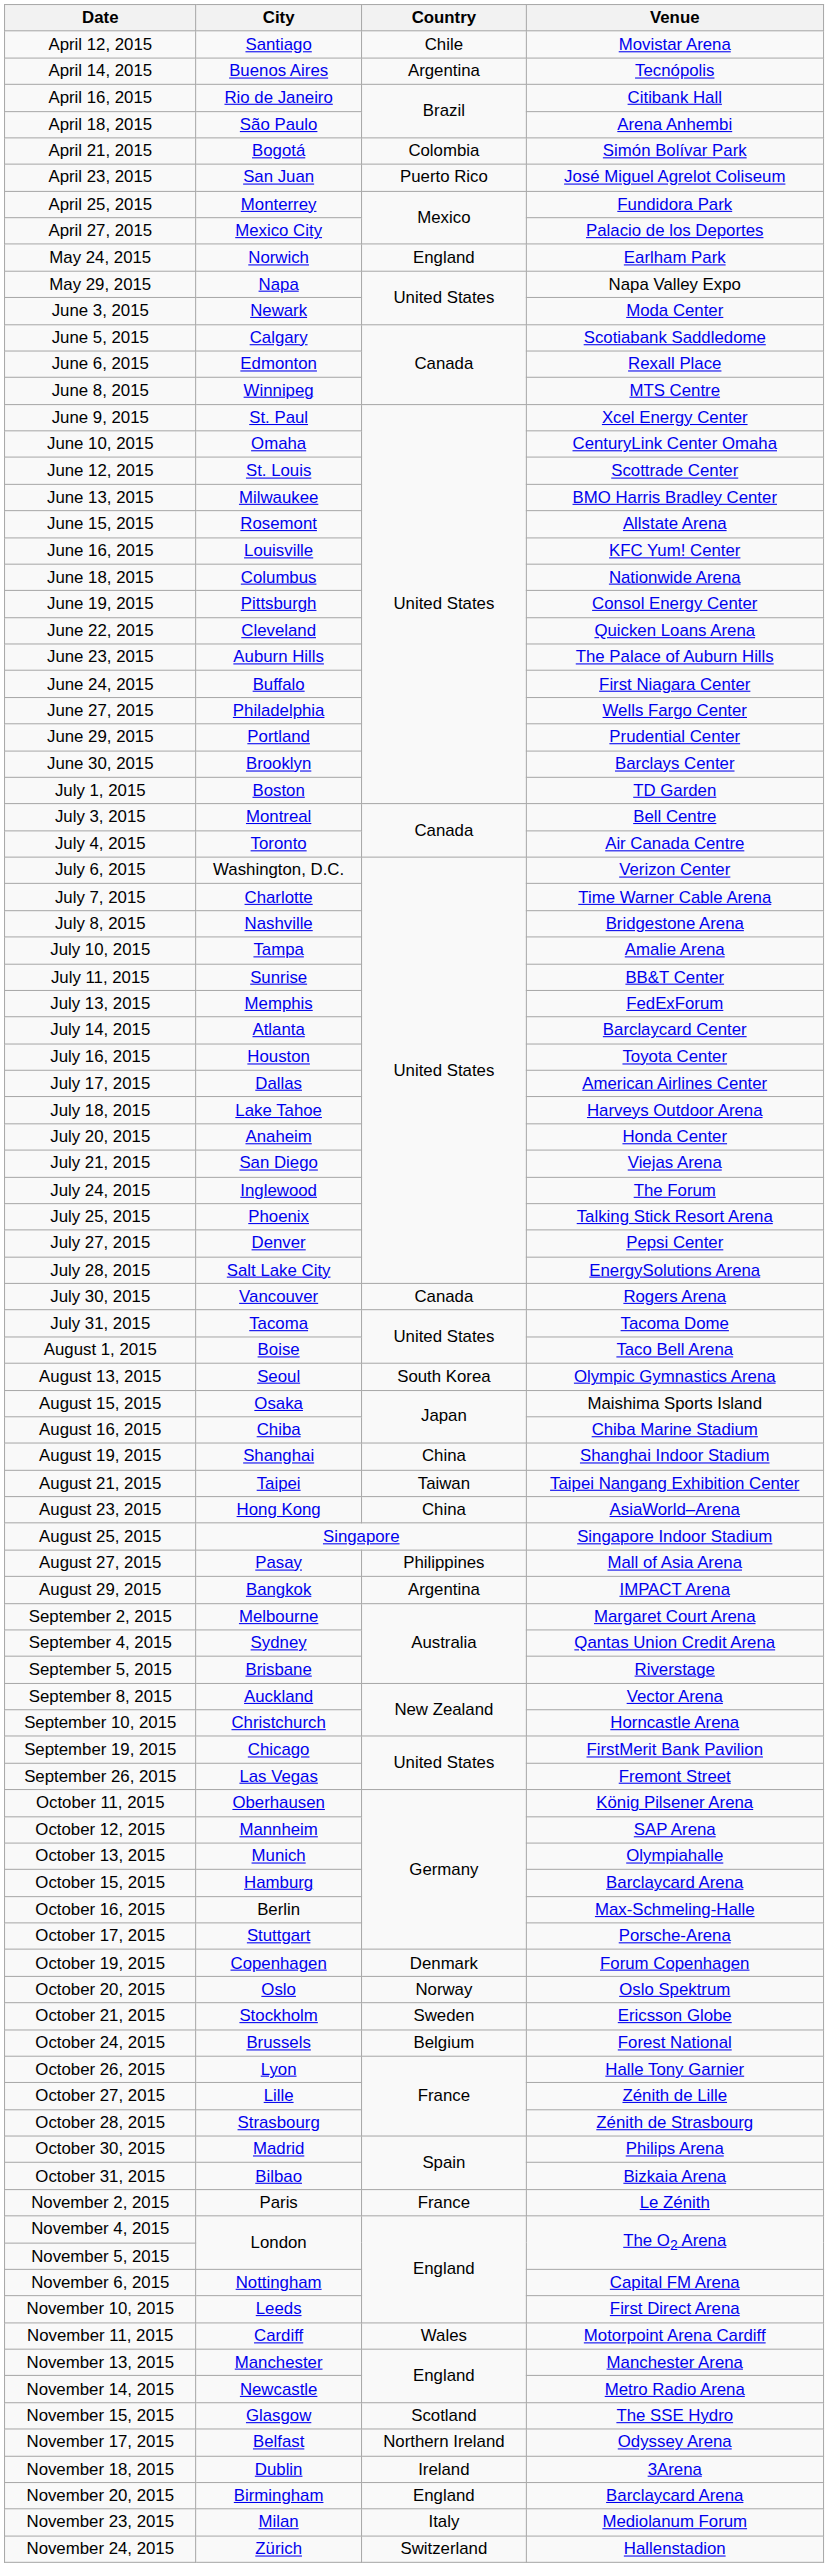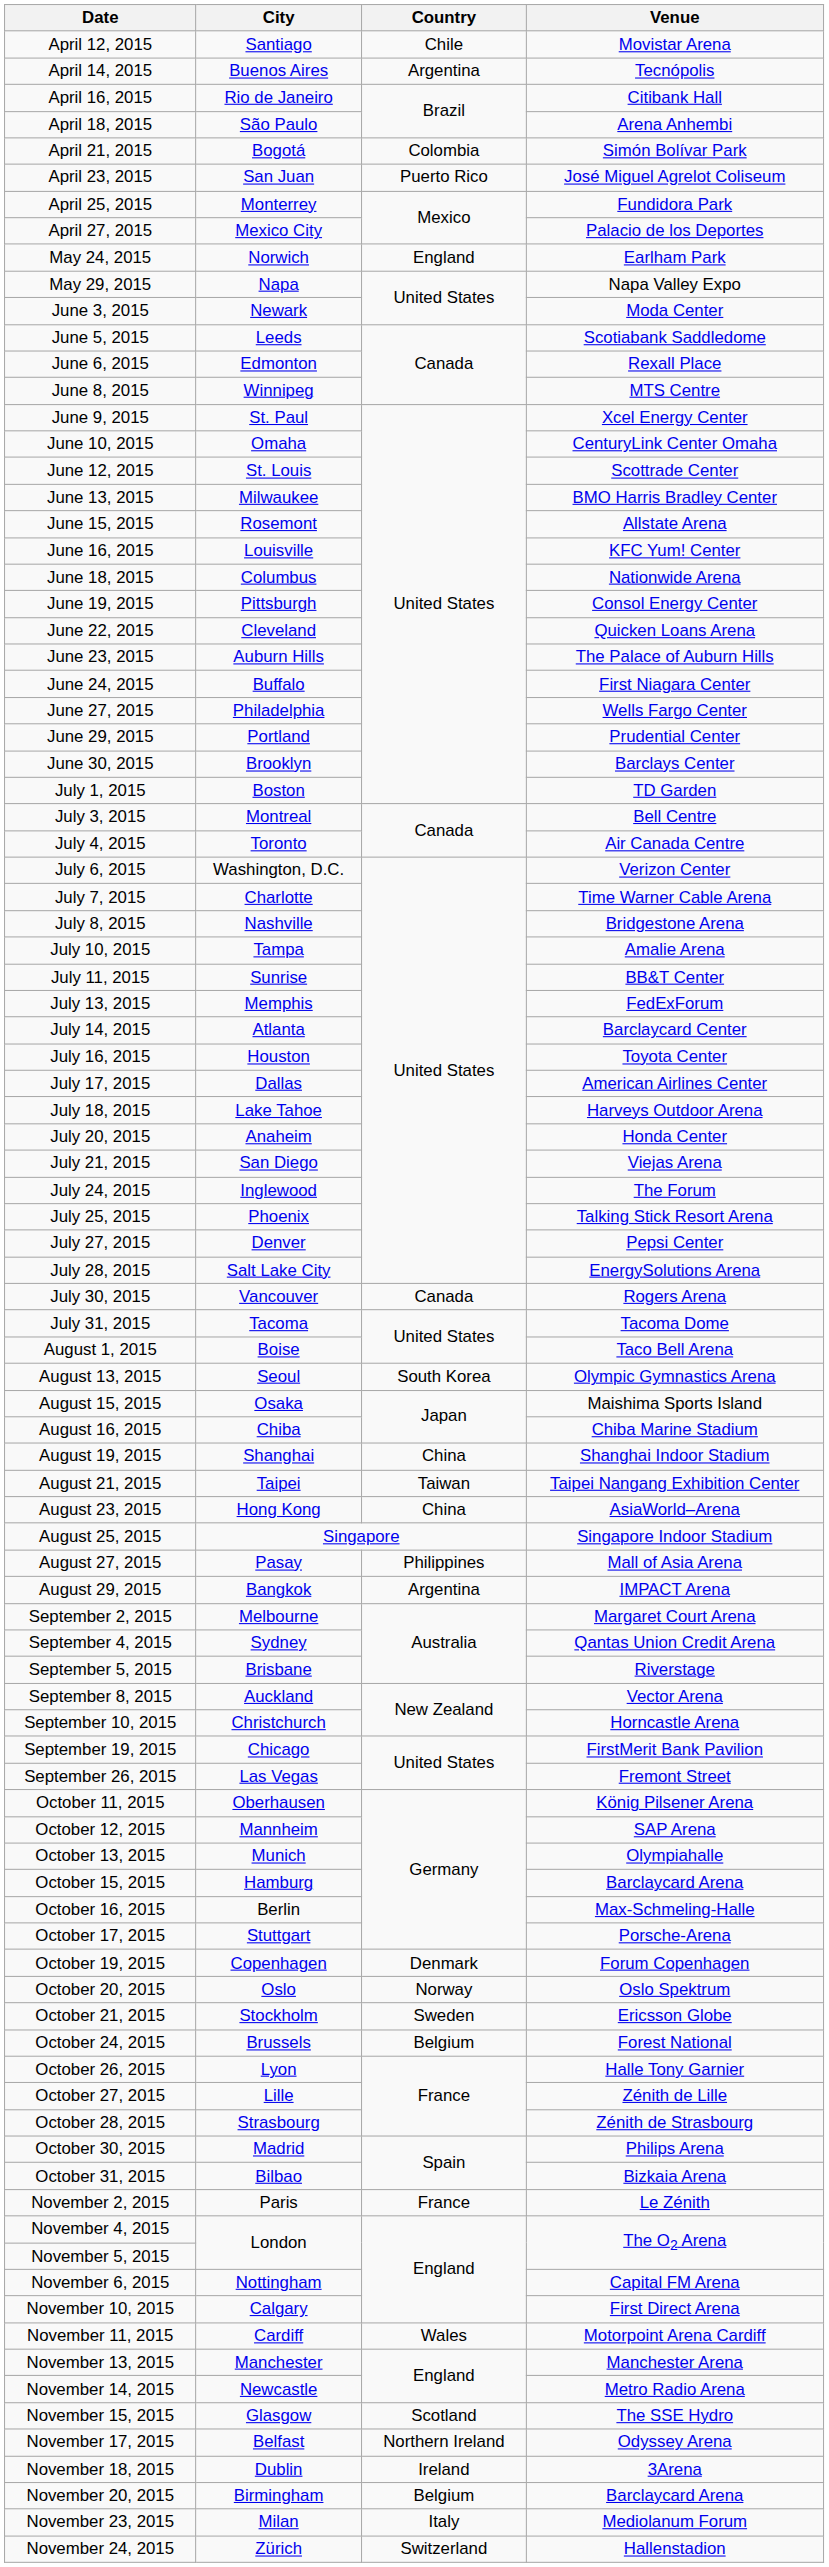(279, 337) Calgary -> (279, 337) Leeds
(279, 2309) Leeds -> (279, 2309) Calgary
(444, 2495) England -> (444, 2495) Belgium
